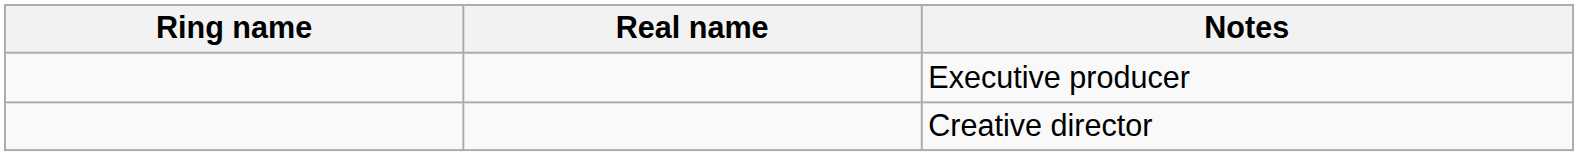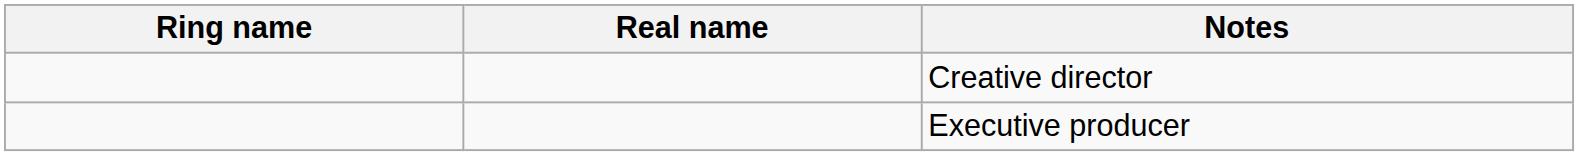rows swapped: (1059, 77) <-> (1040, 125)
